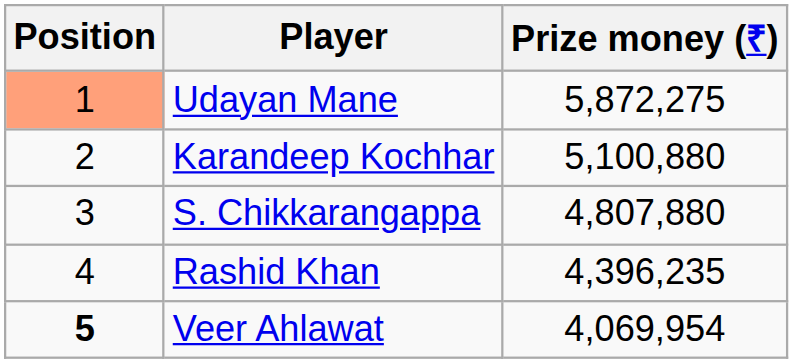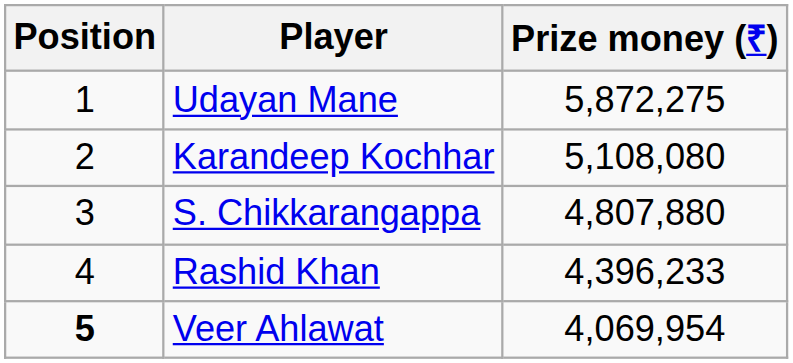(85, 99) lightsalmon background -> (85, 99) no background
(645, 156) 5,100,880 -> (645, 156) 5,108,080
(645, 271) 4,396,235 -> (645, 271) 4,396,233
